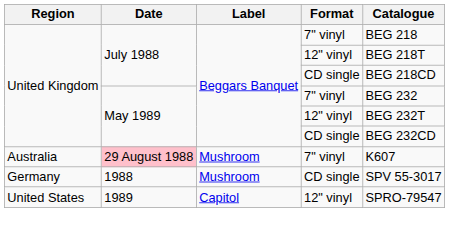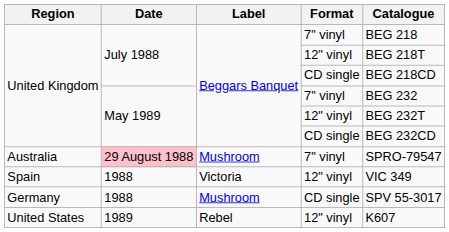(380, 156) K607 -> (403, 156) SPRO-79547
+ row: (24, 177)
(219, 197) Capitol -> (216, 217) Rebel
(403, 197) SPRO-79547 -> (380, 217) K607
